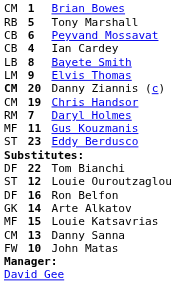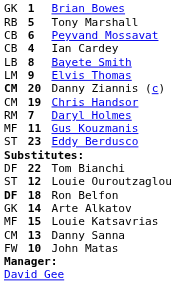(11, 9) CM -> (11, 9) GK
(11, 195) normal -> (11, 195) bold
(34, 195) 16 -> (34, 195) 18
